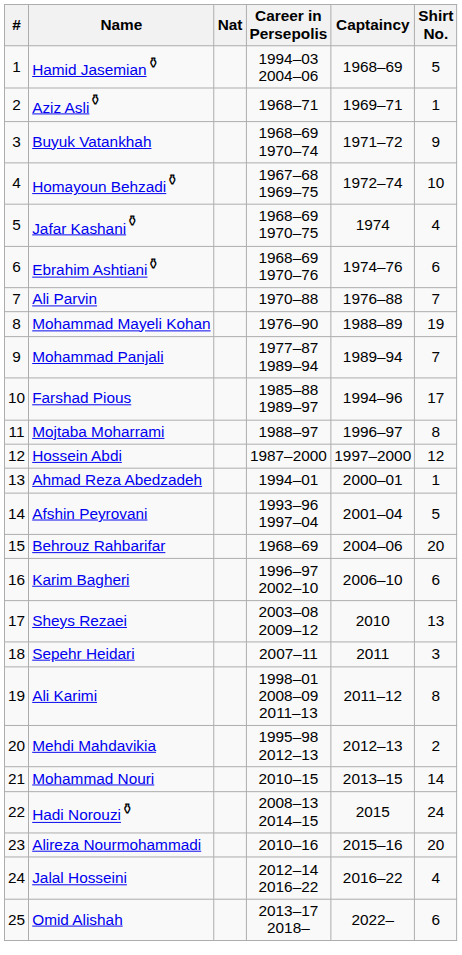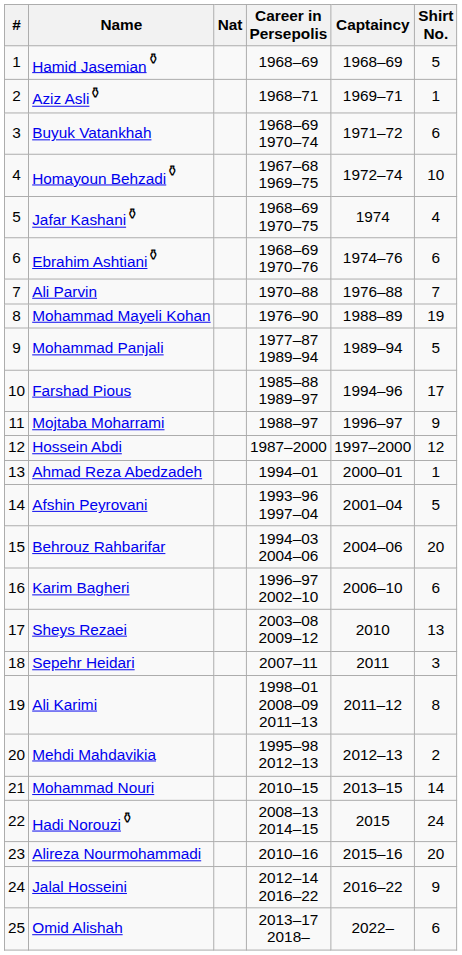(288, 66) 1994–03 2004–06 -> (288, 62) 1968–69
(436, 141) 9 -> (436, 133) 6
(436, 357) 7 -> (436, 348) 5
(436, 431) 8 -> (436, 423) 9
(288, 546) 1968–69 -> (288, 546) 1994–03 2004–06
(436, 878) 4 -> (436, 887) 9
